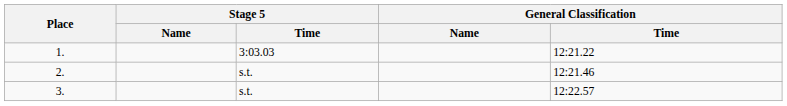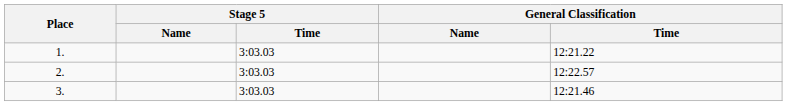(246, 72) s.t. -> (257, 72) 3:03.03
(574, 72) 12:21.46 -> (574, 72) 12:22.57
(246, 91) s.t. -> (257, 91) 3:03.03
(574, 91) 12:22.57 -> (574, 91) 12:21.46
